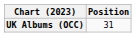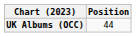(109, 25) 31 -> (109, 25) 44
